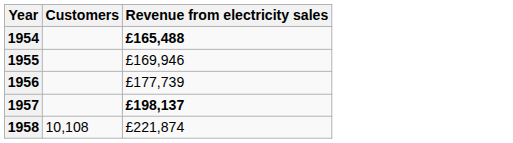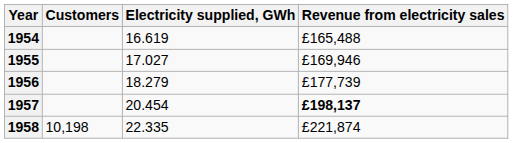+ column: (210, 15)
(155, 37) bold -> (331, 37) normal
(67, 127) 10,108 -> (67, 127) 10,198
